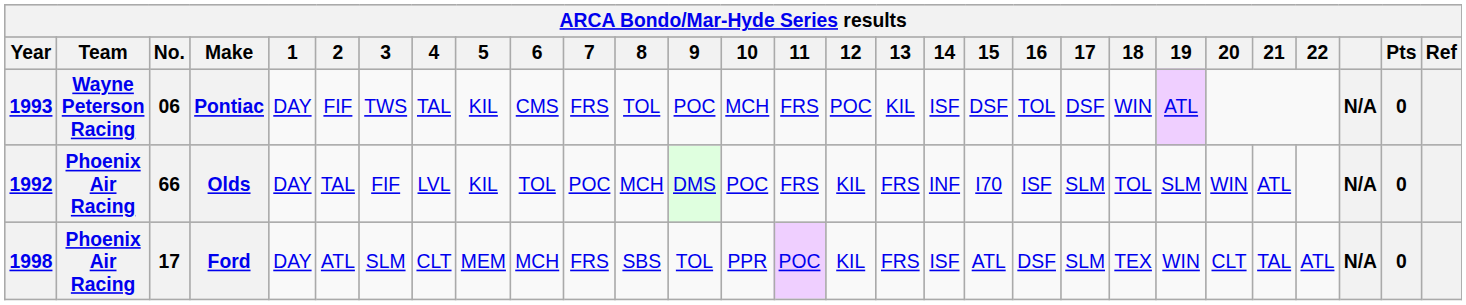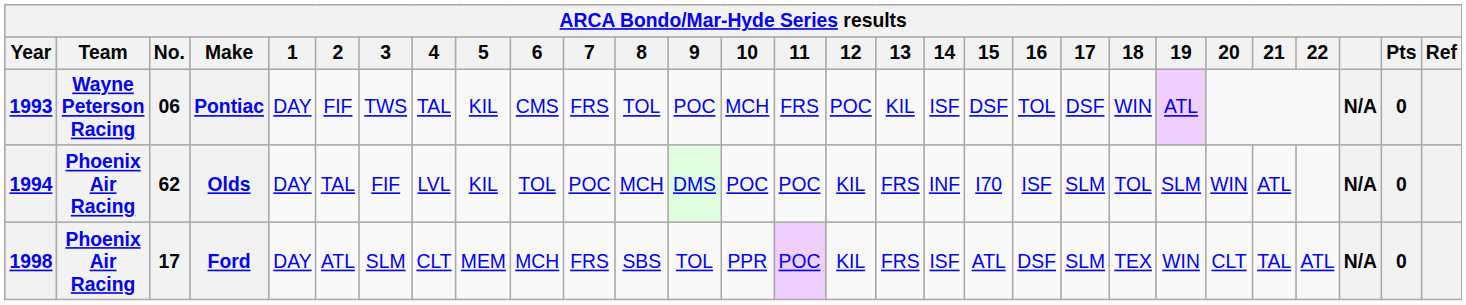(31, 184) 1992 -> (31, 184) 1994
(169, 184) 66 -> (169, 184) 62
(800, 184) FRS -> (800, 184) POC
